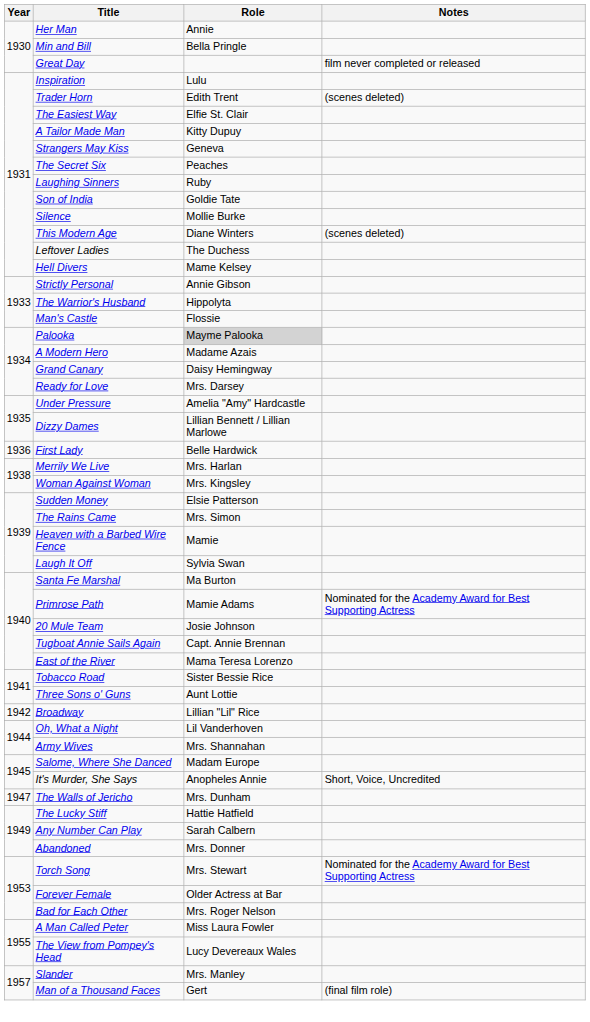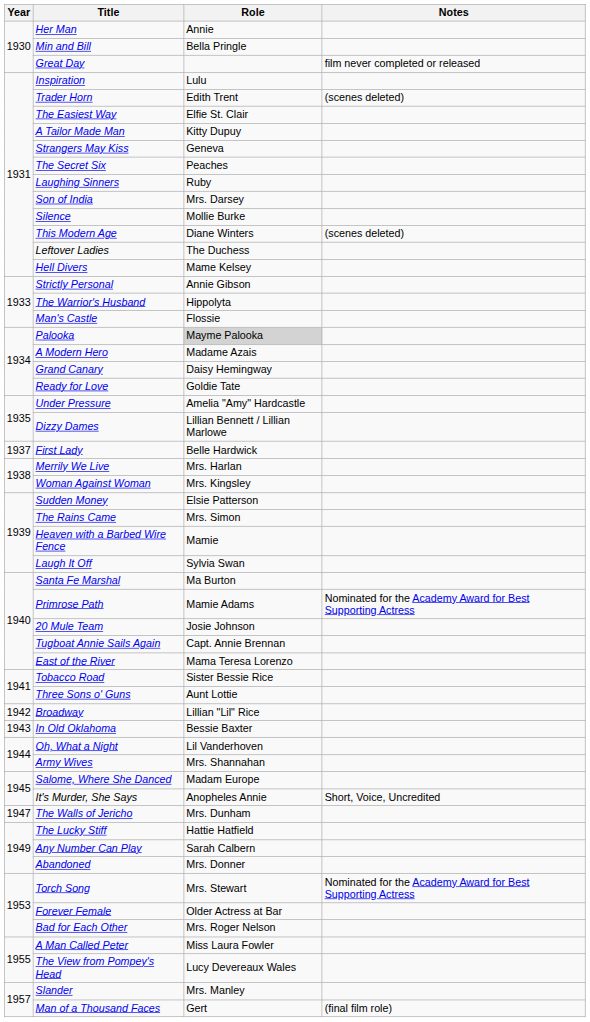(213, 200) Goldie Tate -> (215, 200) Mrs. Darsey
(215, 387) Mrs. Darsey -> (213, 387) Goldie Tate
(19, 450) 1936 -> (19, 450) 1937
+ row: (76, 729)
